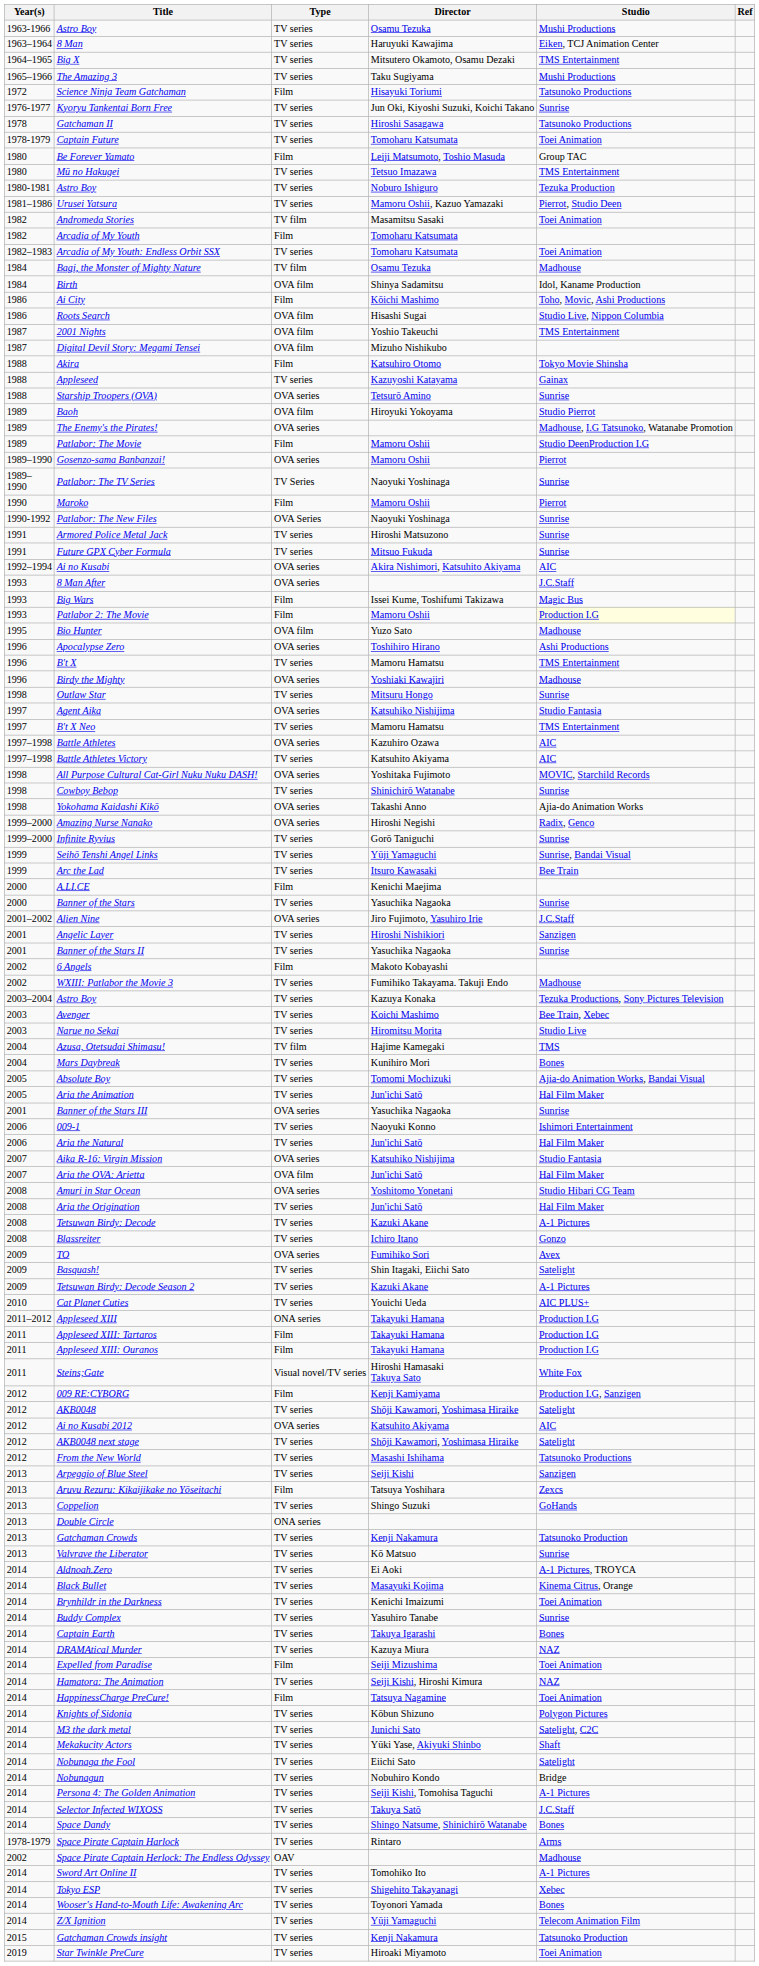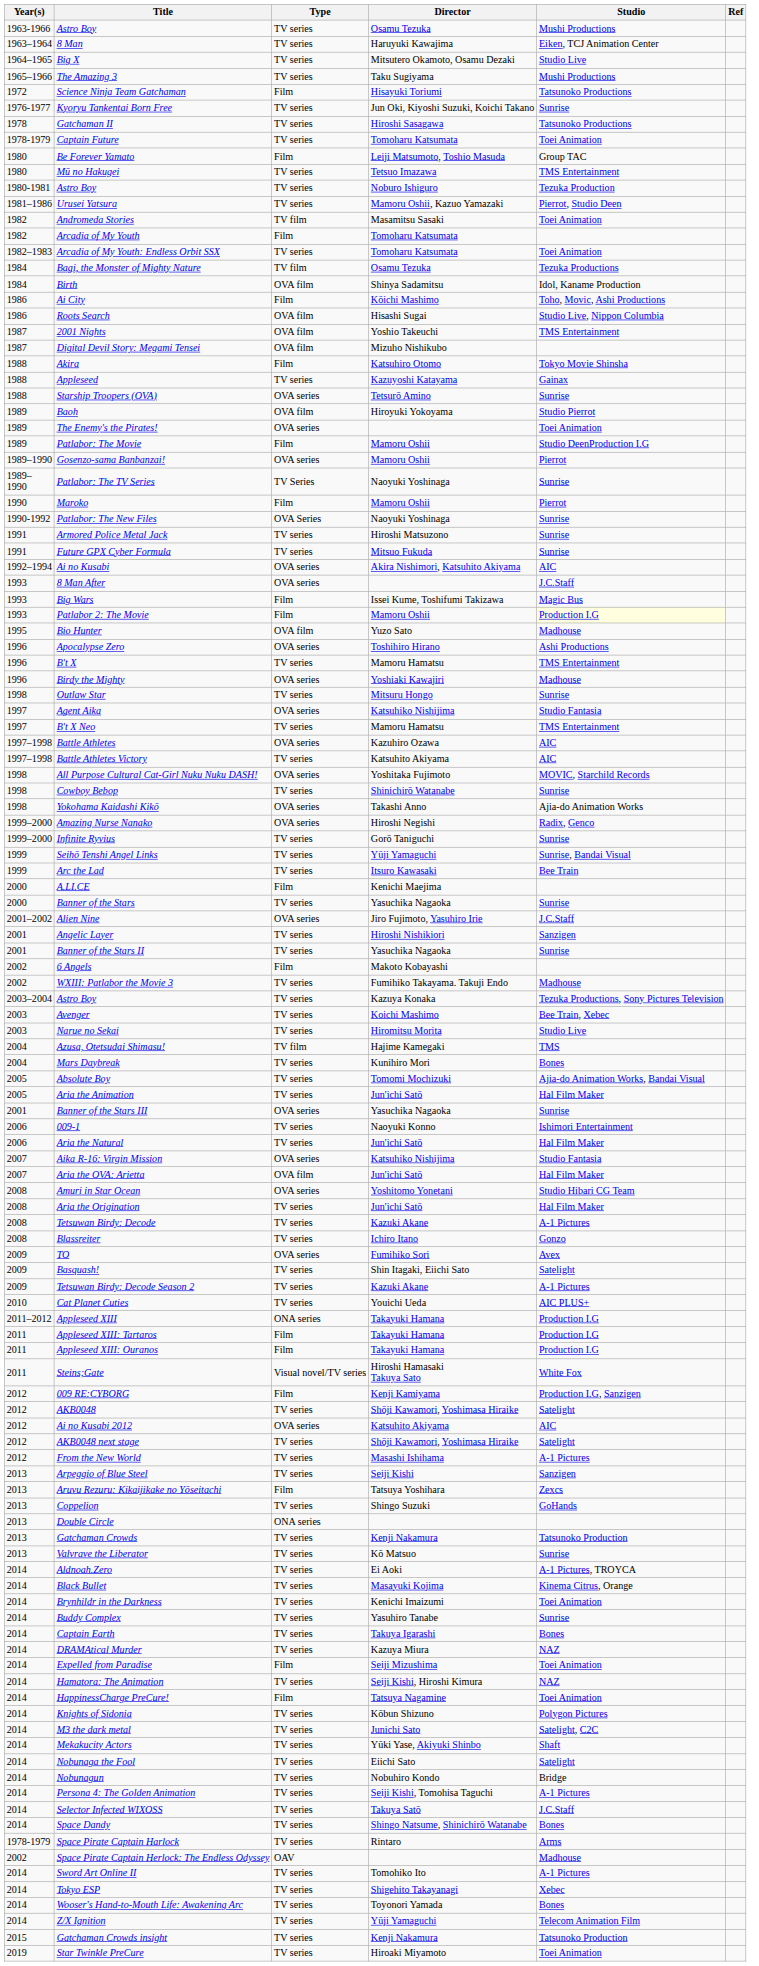(579, 60) TMS Entertainment -> (563, 60) Studio Live
(560, 268) Madhouse -> (579, 268) Tezuka Productions
(636, 428) Madhouse, I.G Tatsunoko, Watanabe Promotion -> (570, 428) Toei Animation
(585, 1457) Tatsunoko Productions -> (564, 1457) A-1 Pictures
